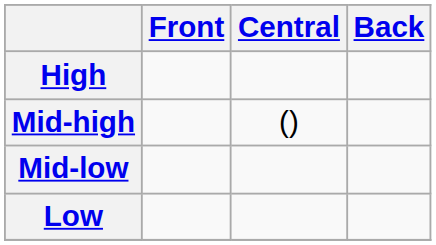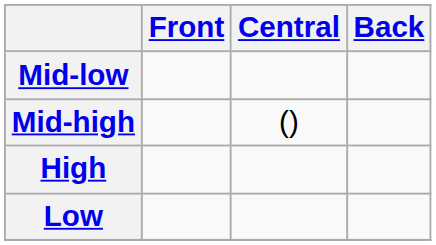rows swapped: (73, 74) <-> (73, 168)
